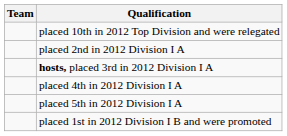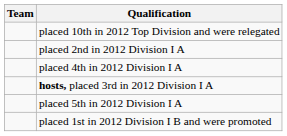rows swapped: (126, 67) <-> (111, 85)
